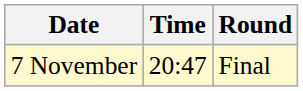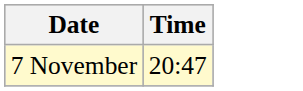- column: (255, 24)
